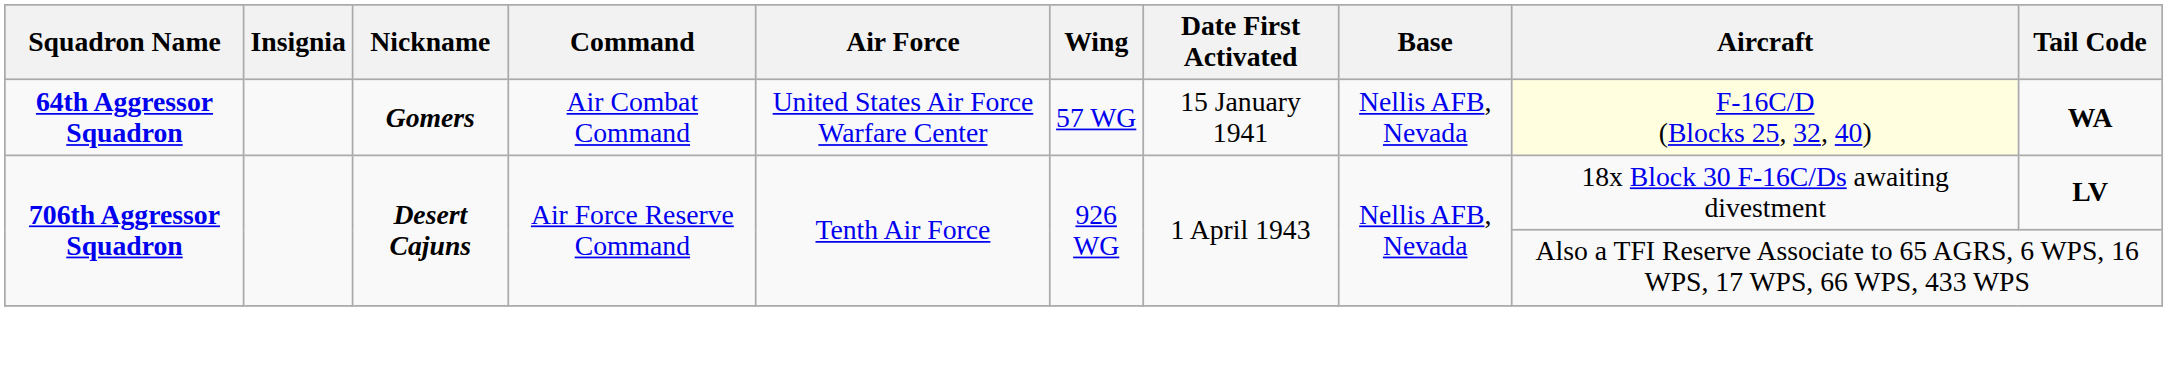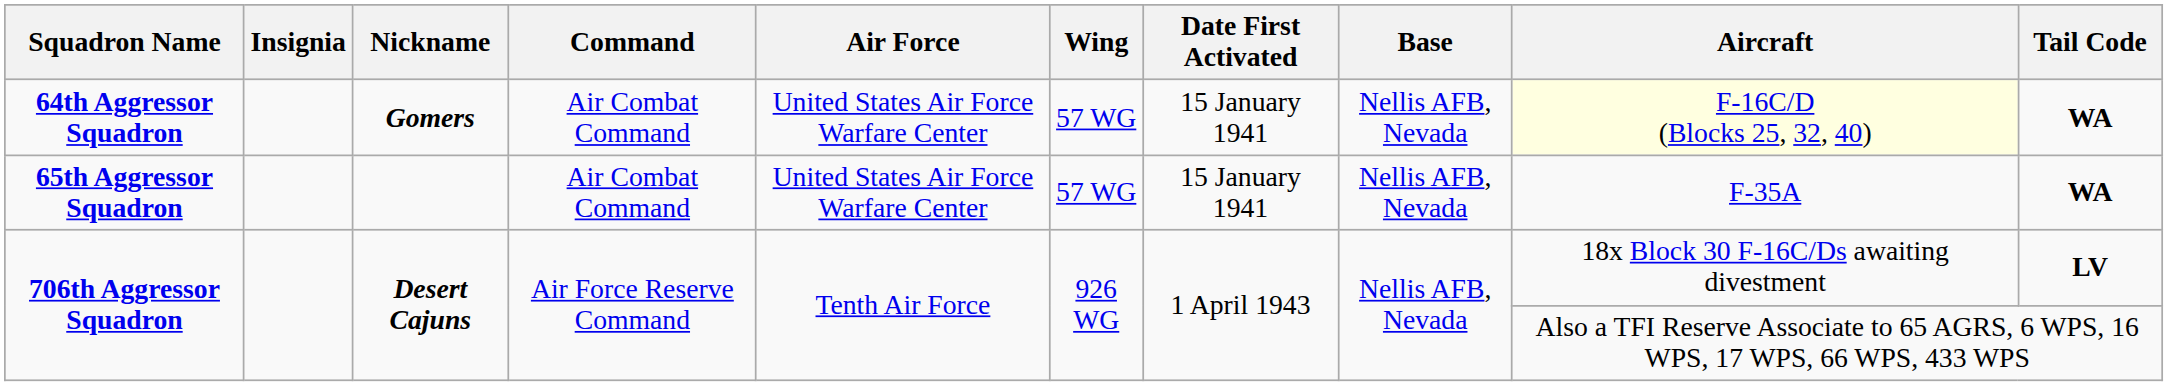+ row: (124, 192)
